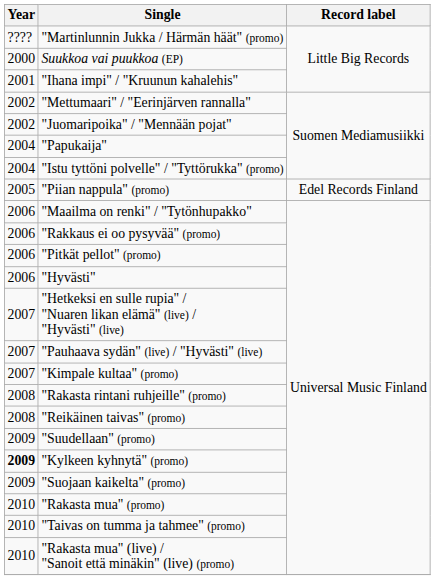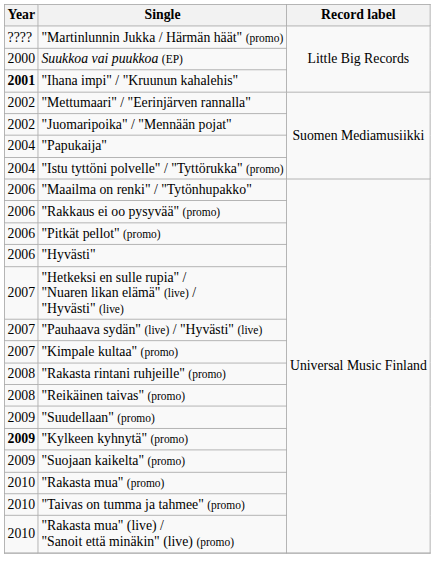(21, 80) normal -> (21, 80) bold
- row: (105, 189)
